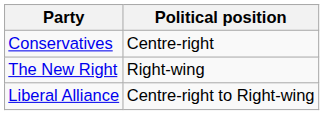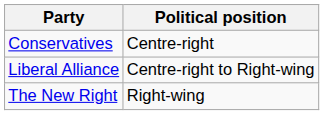rows swapped: (63, 69) <-> (64, 95)
